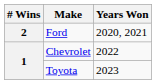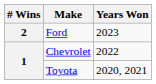(122, 32) 2020, 2021 -> (107, 32) 2023
(107, 70) 2023 -> (122, 70) 2020, 2021
